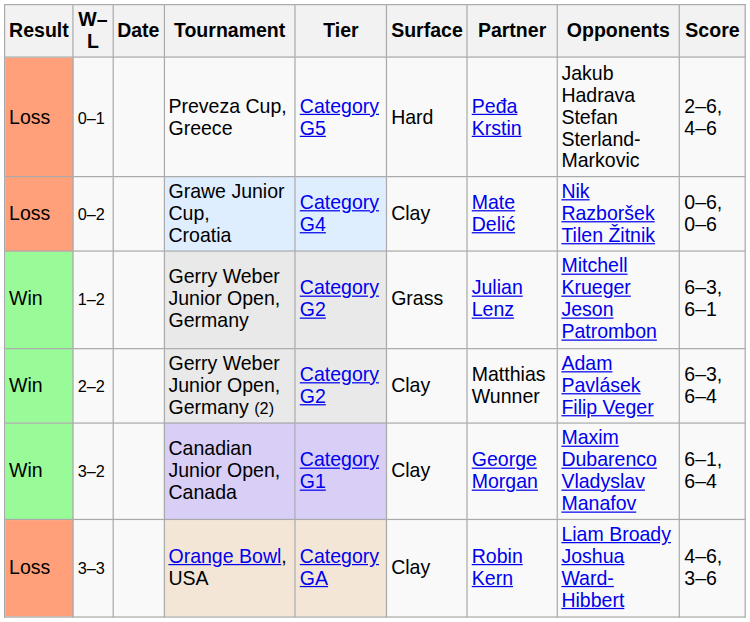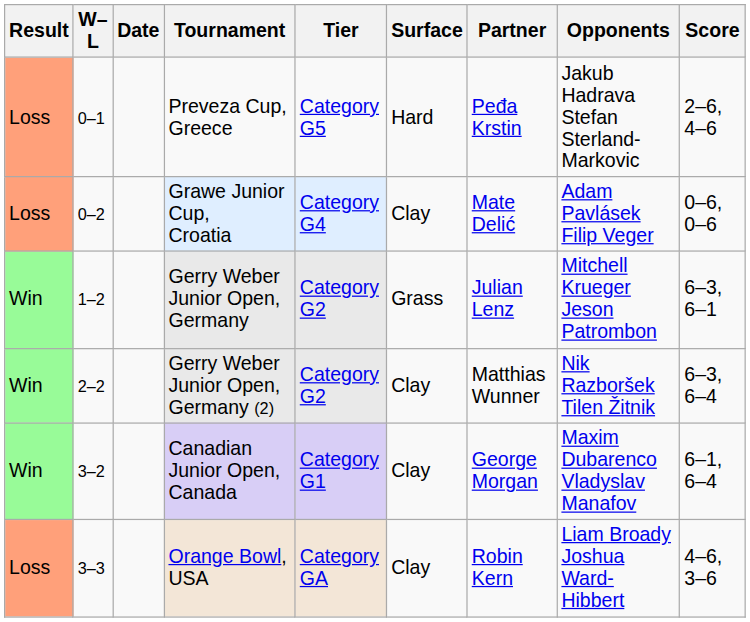(608, 213) Nik Razboršek Tilen Žitnik -> (608, 213) Adam Pavlásek Filip Veger
(608, 385) Adam Pavlásek Filip Veger -> (608, 385) Nik Razboršek Tilen Žitnik
